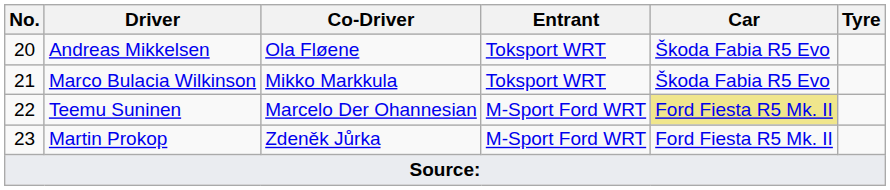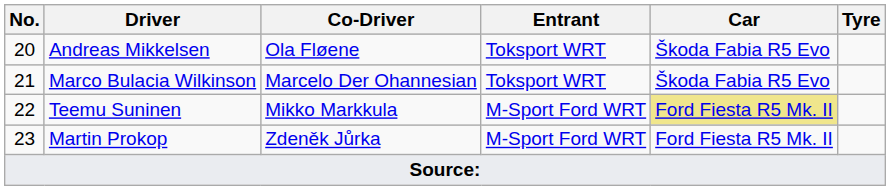(331, 79) Mikko Markkula -> (371, 79) Marcelo Der Ohannesian
(371, 109) Marcelo Der Ohannesian -> (331, 109) Mikko Markkula
